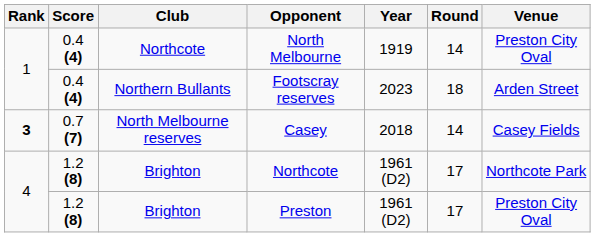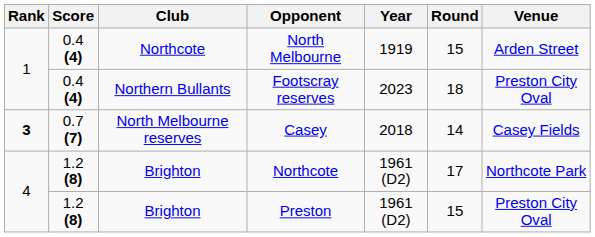(455, 48) 14 -> (455, 48) 15
(536, 48) Preston City Oval -> (536, 48) Arden Street
(536, 89) Arden Street -> (536, 89) Preston City Oval
(455, 211) 17 -> (455, 211) 15
